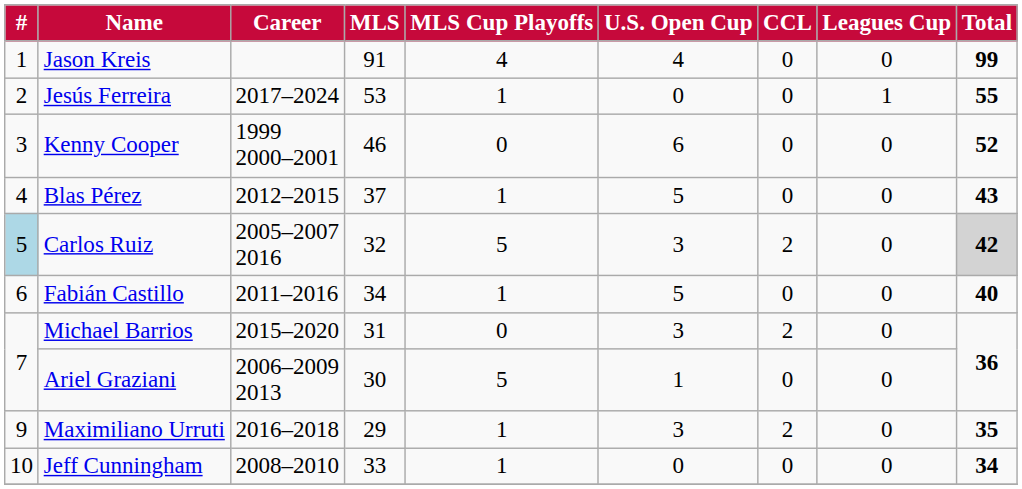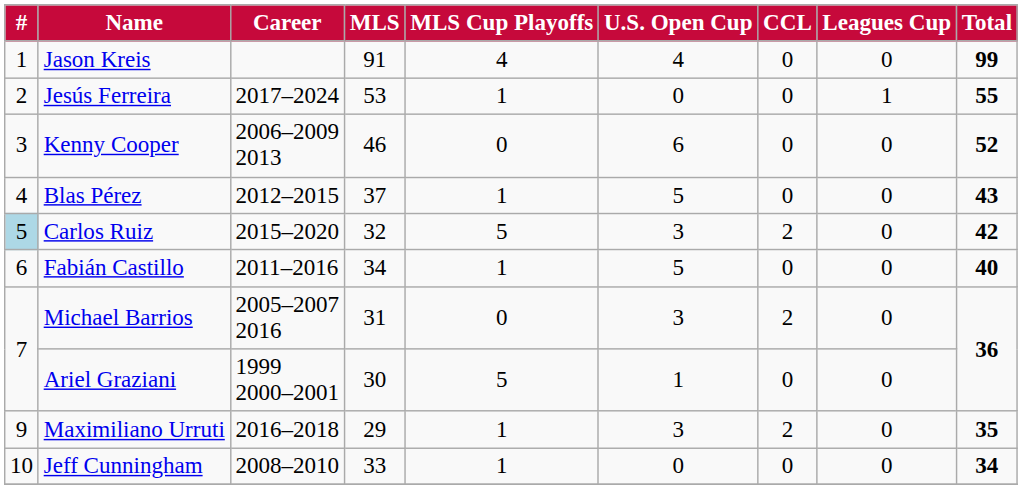(287, 145) 1999 2000–2001 -> (287, 145) 2006–2009 2013
(287, 244) 2005–2007 2016 -> (287, 231) 2015–2020
(987, 244) lightgrey background -> (987, 231) no background
(287, 330) 2015–2020 -> (287, 317) 2005–2007 2016
(287, 379) 2006–2009 2013 -> (287, 379) 1999 2000–2001
